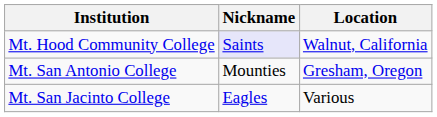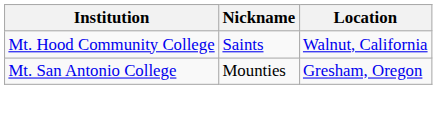(243, 44) lavender background -> (243, 44) no background
- row: (89, 97)
